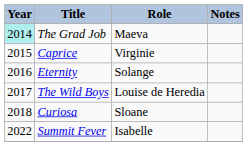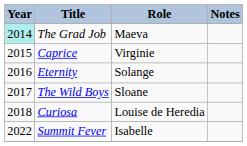(160, 92) Louise de Heredia -> (131, 92) Sloane
(131, 111) Sloane -> (160, 111) Louise de Heredia
